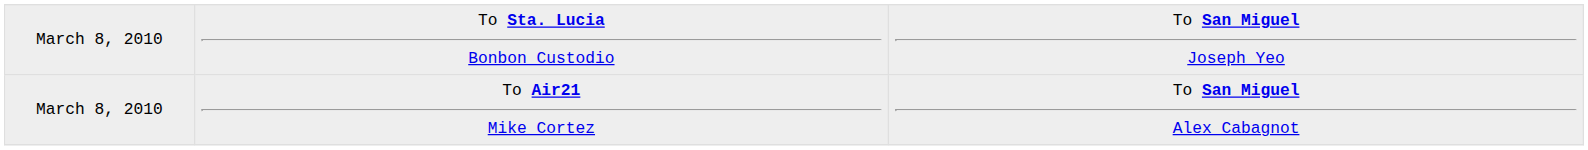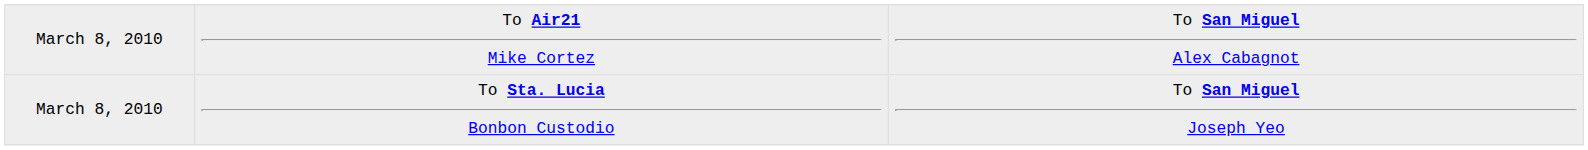rows swapped: (541, 110) <-> (541, 40)
